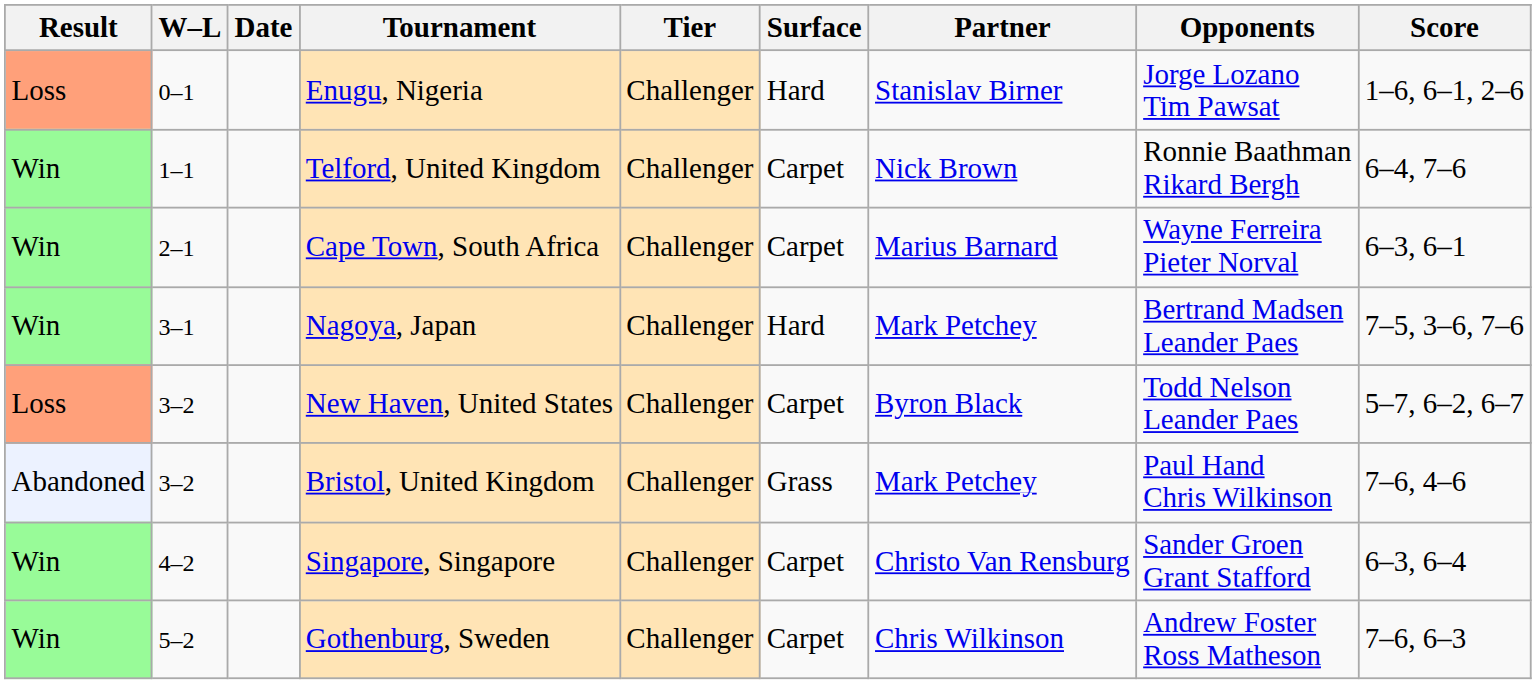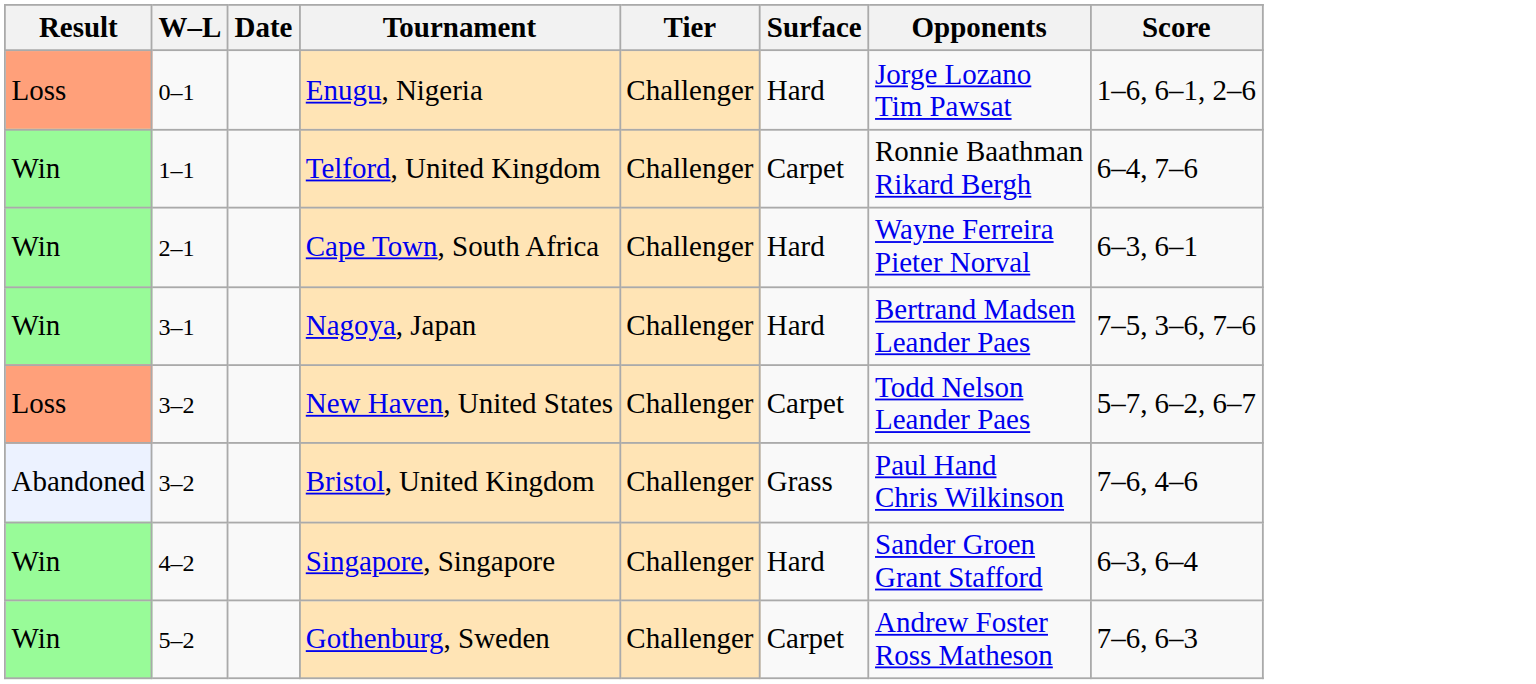- column: (1002, 27)
(805, 246) Carpet -> (796, 246) Hard
(805, 560) Carpet -> (796, 560) Hard
